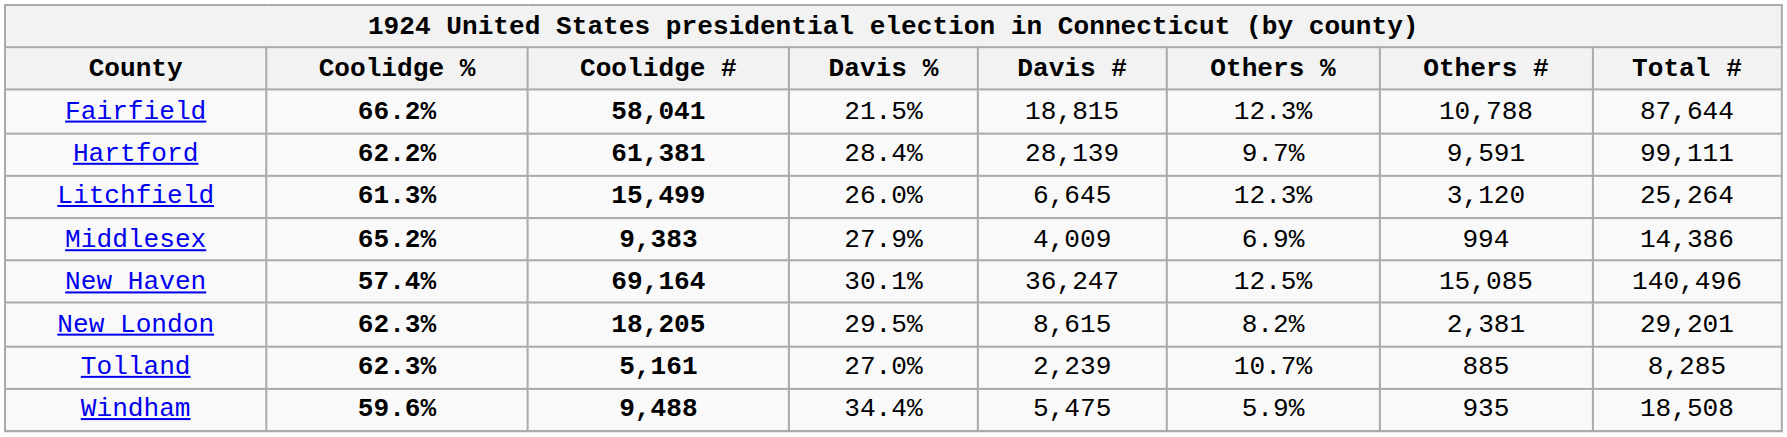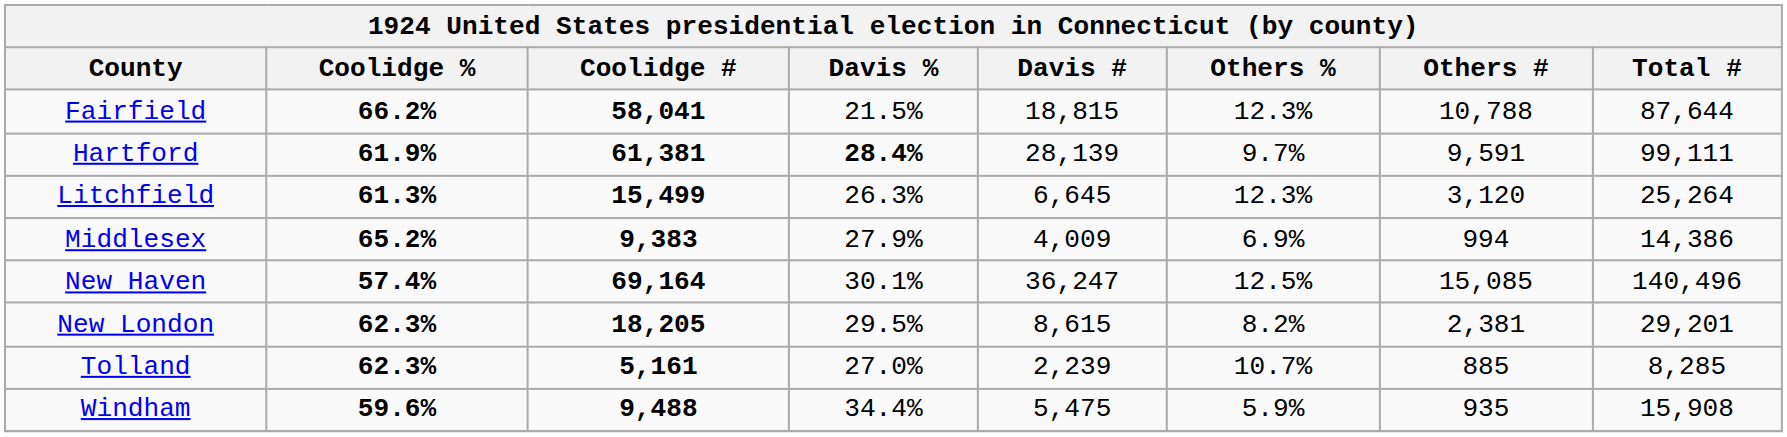(397, 154) 62.2% -> (397, 154) 61.9%
(883, 154) normal -> (883, 154) bold
(883, 197) 26.0% -> (883, 197) 26.3%
(1687, 410) 18,508 -> (1687, 410) 15,908
